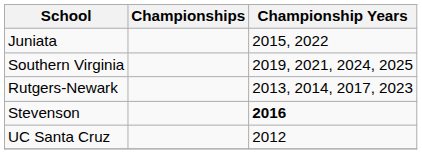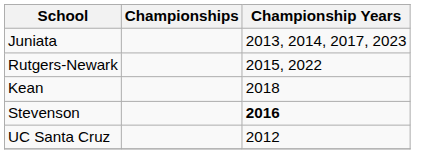(290, 40) 2015, 2022 -> (326, 40) 2013, 2014, 2017, 2023
- row: (66, 64)
(333, 88) 2013, 2014, 2017, 2023 -> (284, 64) 2015, 2022
+ row: (26, 88)
